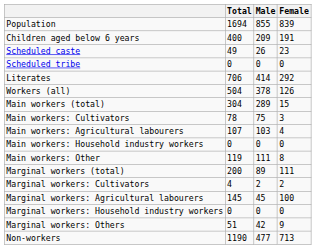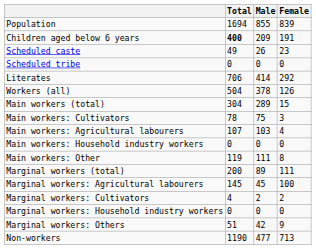(235, 38) normal -> (235, 38) bold
rows swapped: (78, 185) <-> (105, 198)
